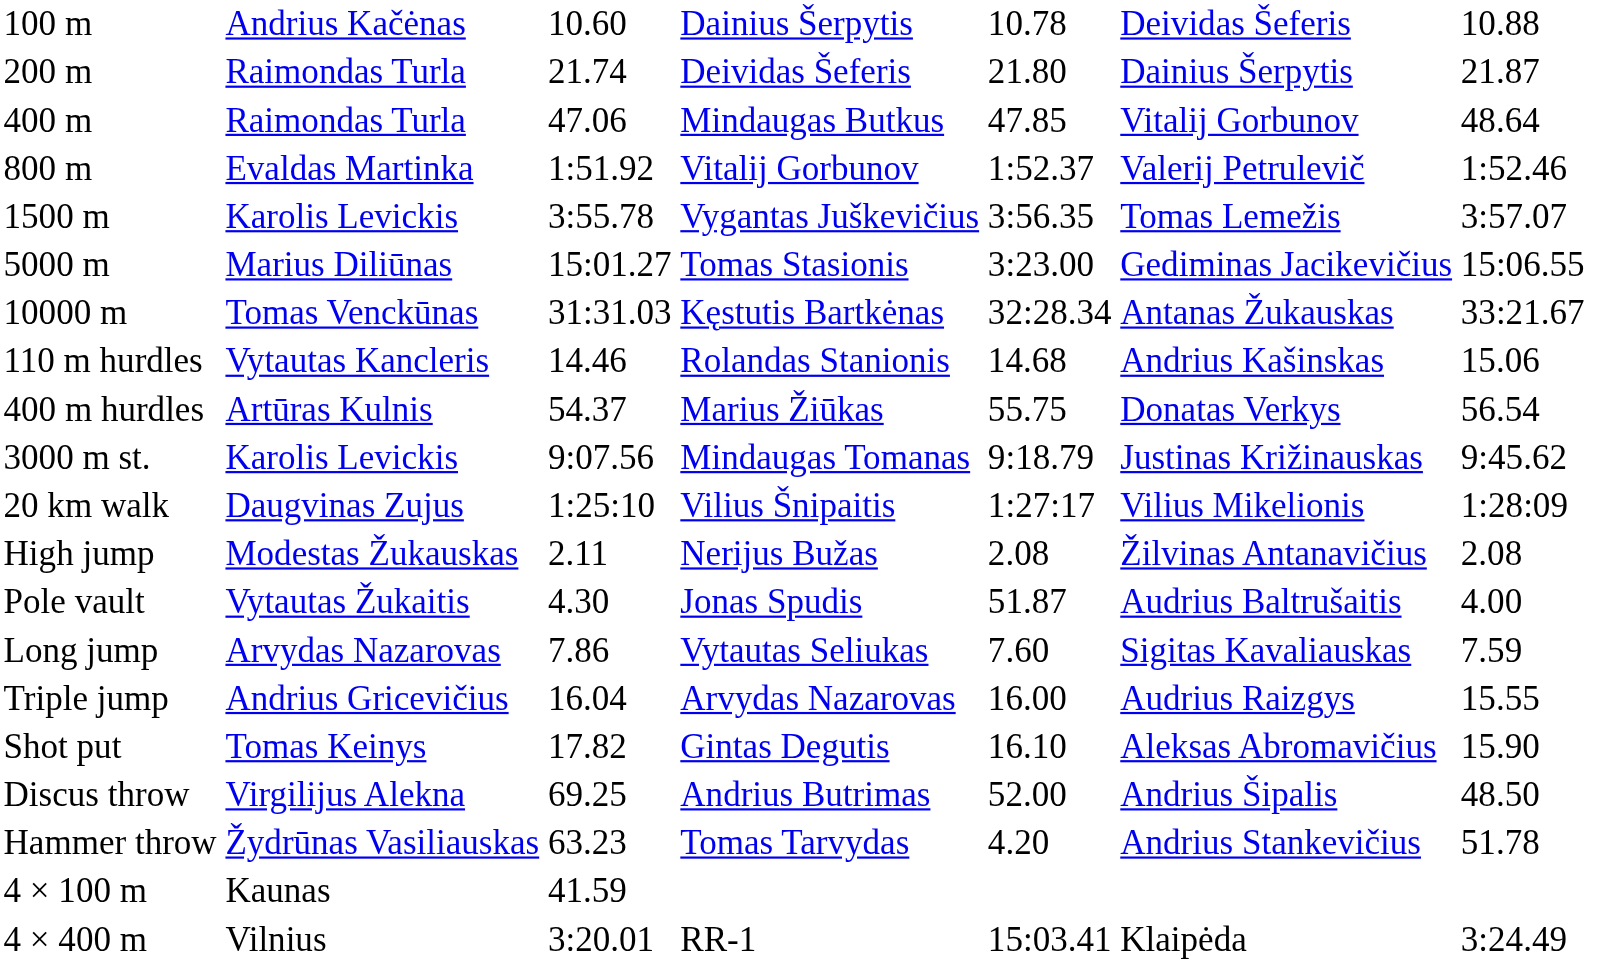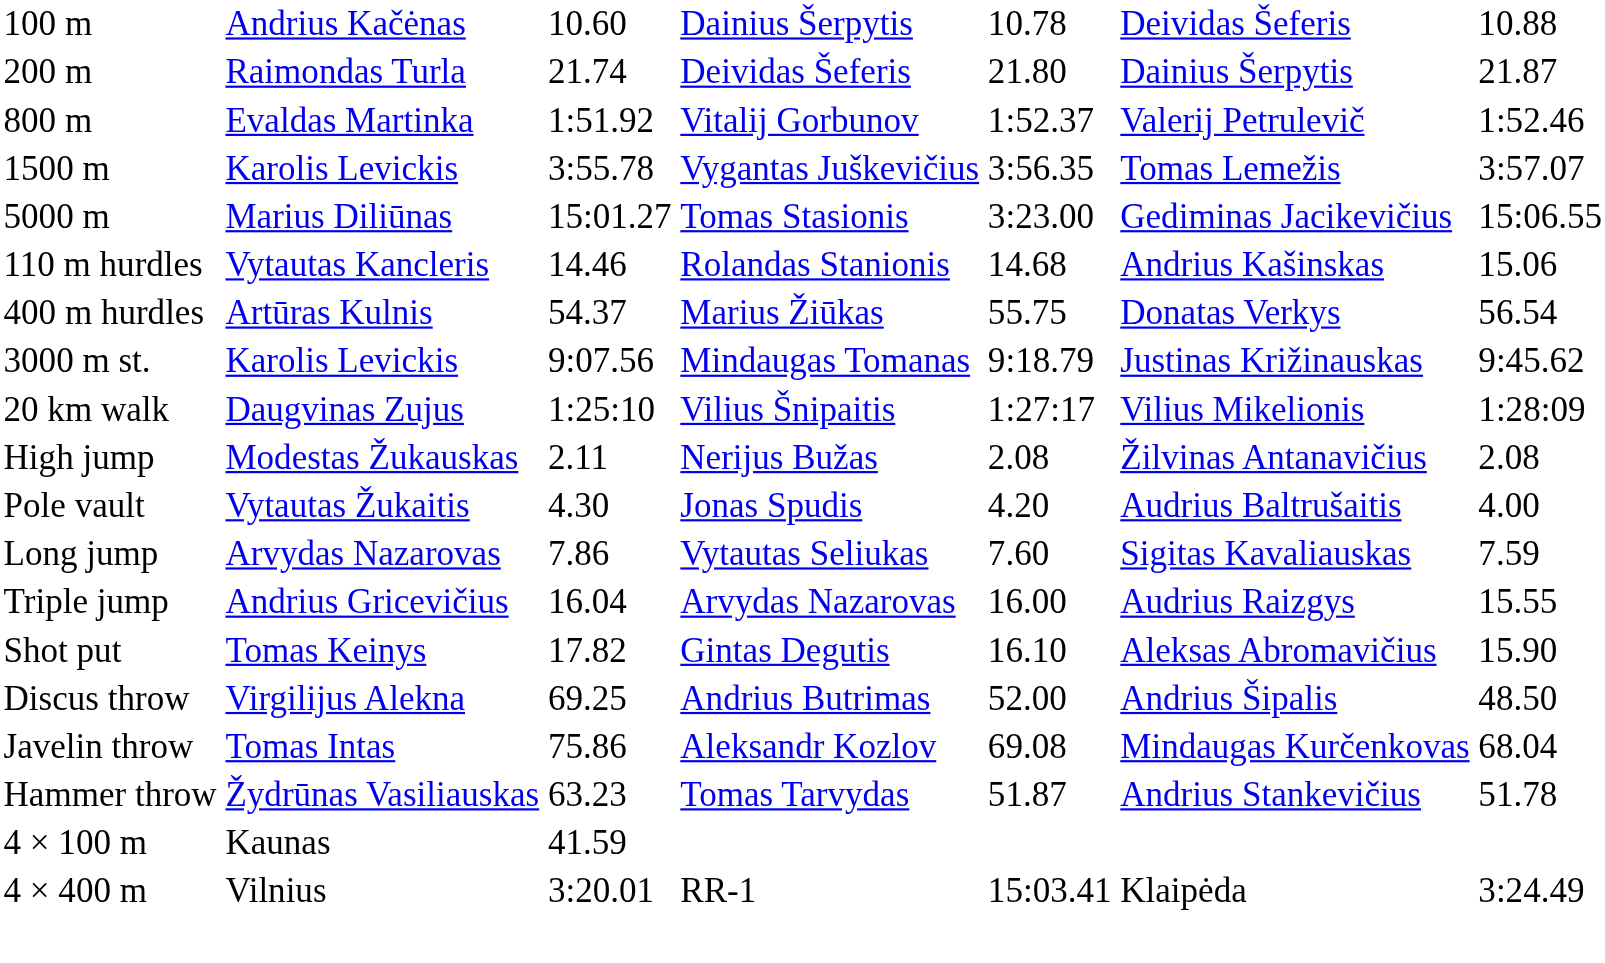- row: (48, 120)
- row: (65, 312)
(1027, 601) 51.87 -> (1019, 505) 4.20
+ row: (98, 746)
(1019, 842) 4.20 -> (1027, 794) 51.87
